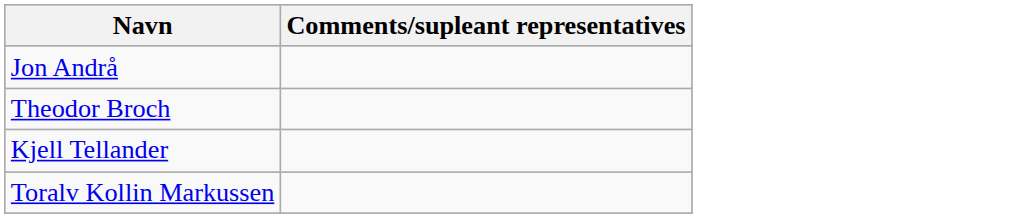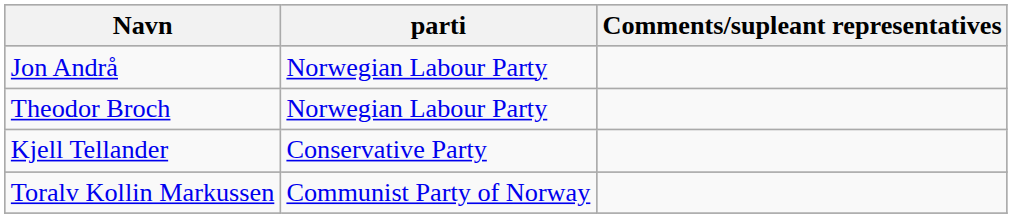+ column: (438, 25)
